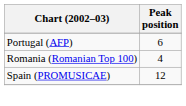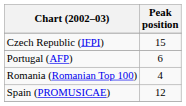+ row: (55, 42)
